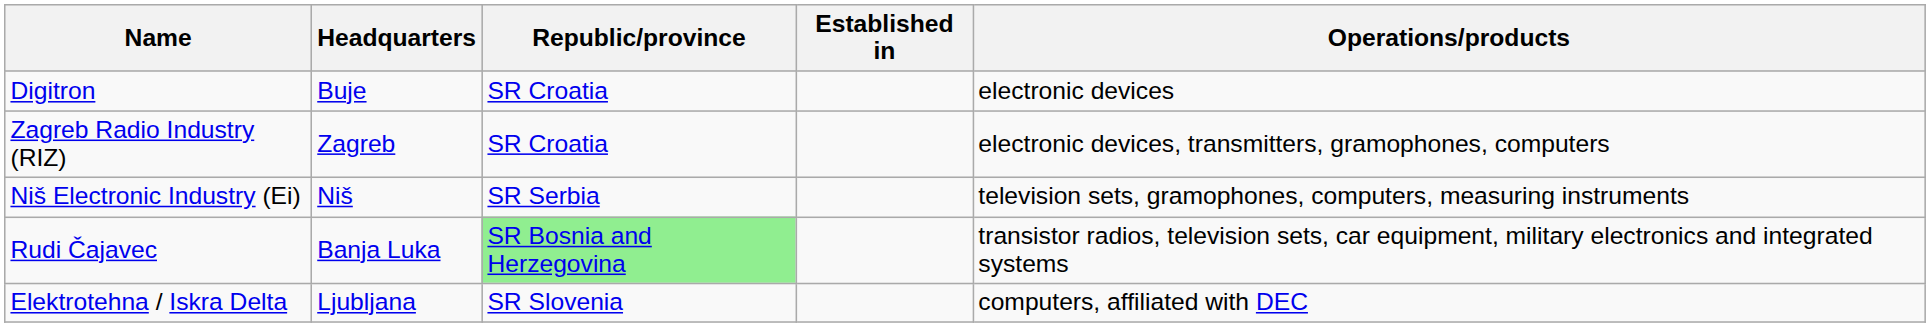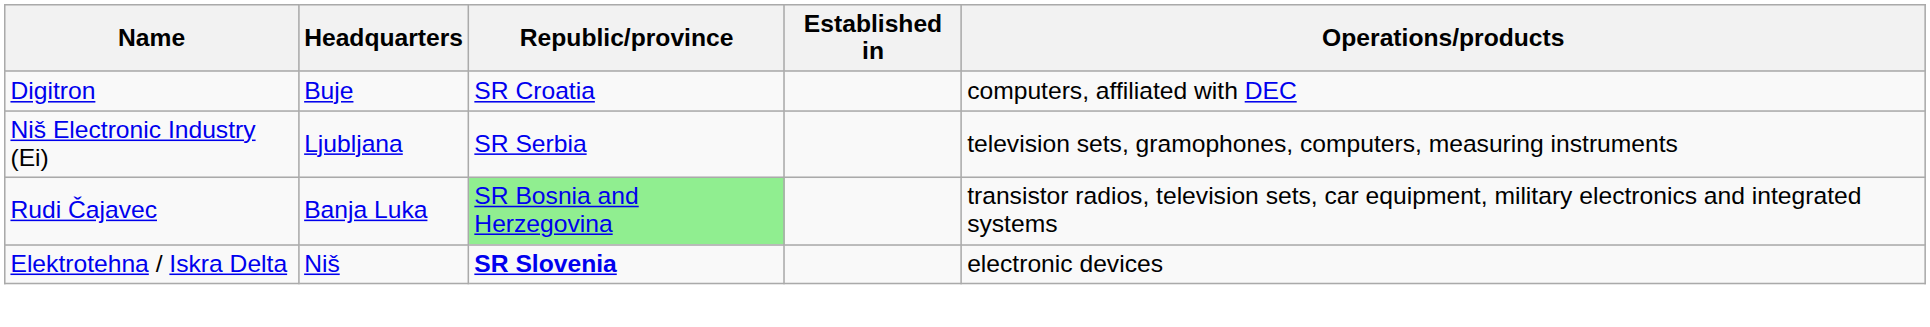(1076, 90) electronic devices -> (1132, 90) computers, affiliated with DEC
- row: (132, 143)
(335, 196) Niš -> (353, 143) Ljubljana
(367, 302) Ljubljana -> (322, 263) Niš
(555, 302) normal -> (546, 263) bold
(1143, 302) computers, affiliated with DEC -> (1065, 263) electronic devices
